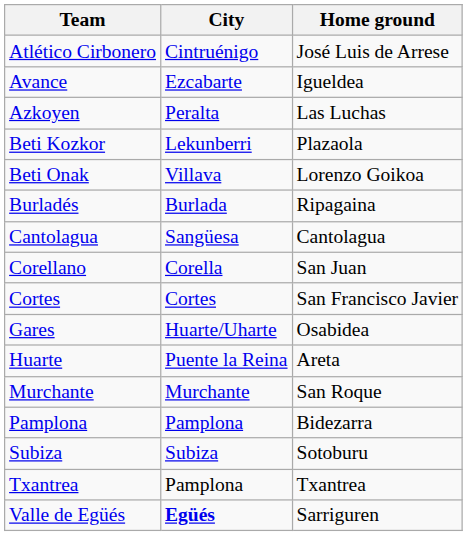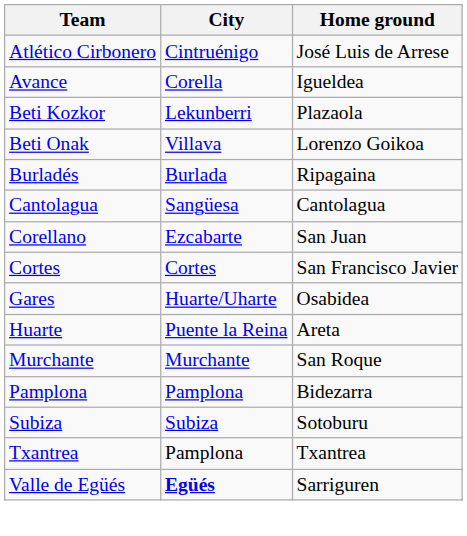(203, 81) Ezcabarte -> (194, 81) Corella
- row: (44, 112)
(194, 267) Corella -> (203, 236) Ezcabarte
